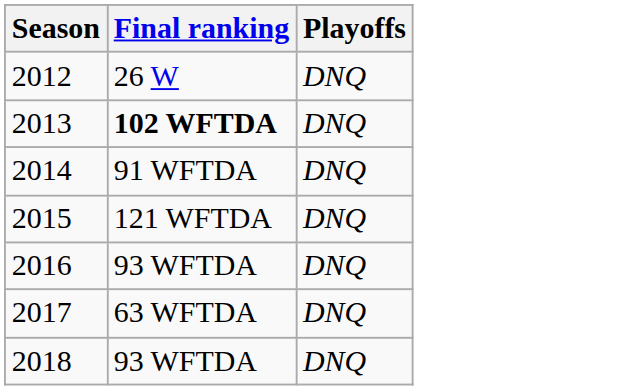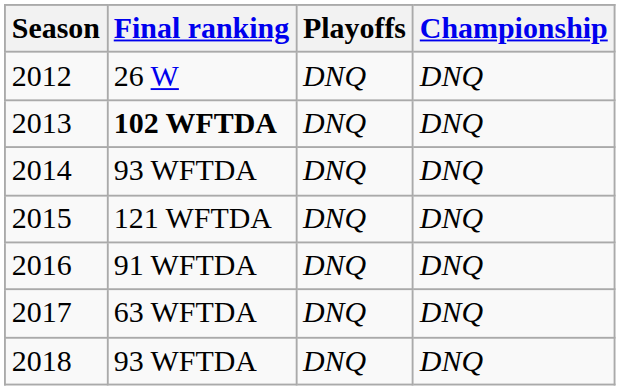+ column: (514, 28)
(185, 170) 91 WFTDA -> (185, 170) 93 WFTDA
(185, 265) 93 WFTDA -> (185, 265) 91 WFTDA
